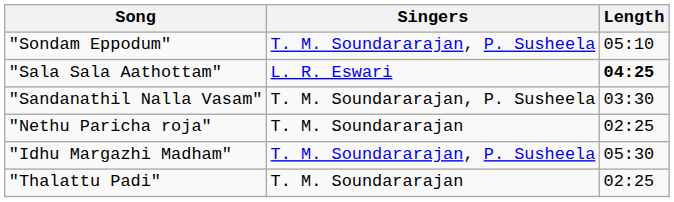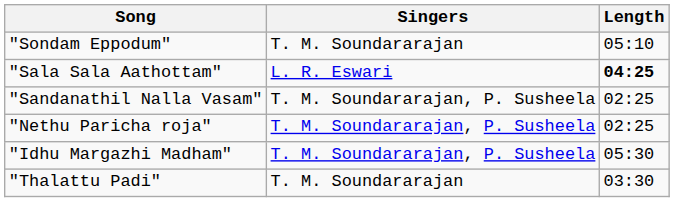(433, 46) T. M. Soundararajan, P. Susheela -> (367, 46) T. M. Soundararajan
(629, 101) 03:30 -> (629, 101) 02:25
(367, 128) T. M. Soundararajan -> (433, 128) T. M. Soundararajan, P. Susheela
(629, 183) 02:25 -> (629, 183) 03:30
